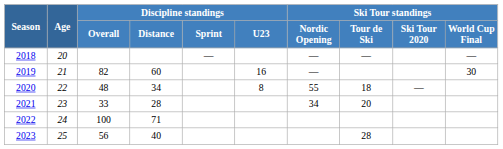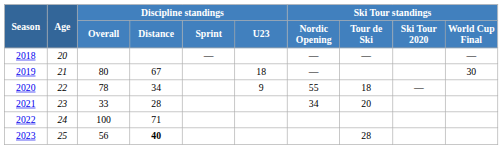(104, 72) 82 -> (104, 72) 80
(156, 72) 60 -> (156, 72) 67
(261, 72) 16 -> (261, 72) 18
(104, 88) 48 -> (104, 88) 78
(261, 88) 8 -> (261, 88) 9
(156, 136) normal -> (156, 136) bold
